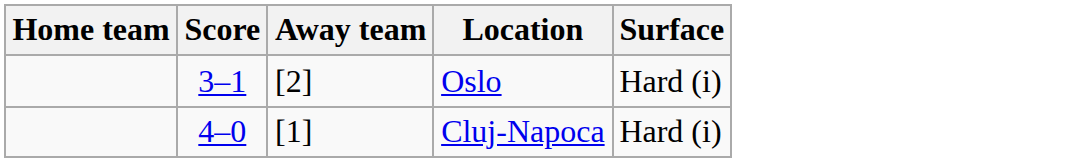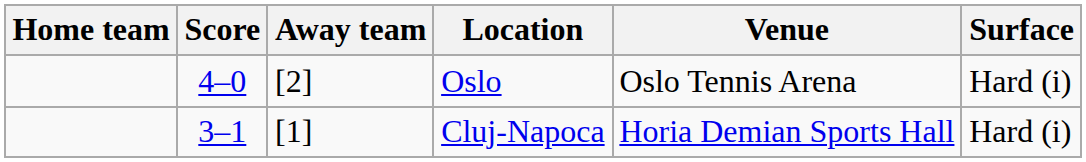+ column: (787, 29)
(222, 80) 3–1 -> (222, 80) 4–0
(222, 131) 4–0 -> (222, 131) 3–1
